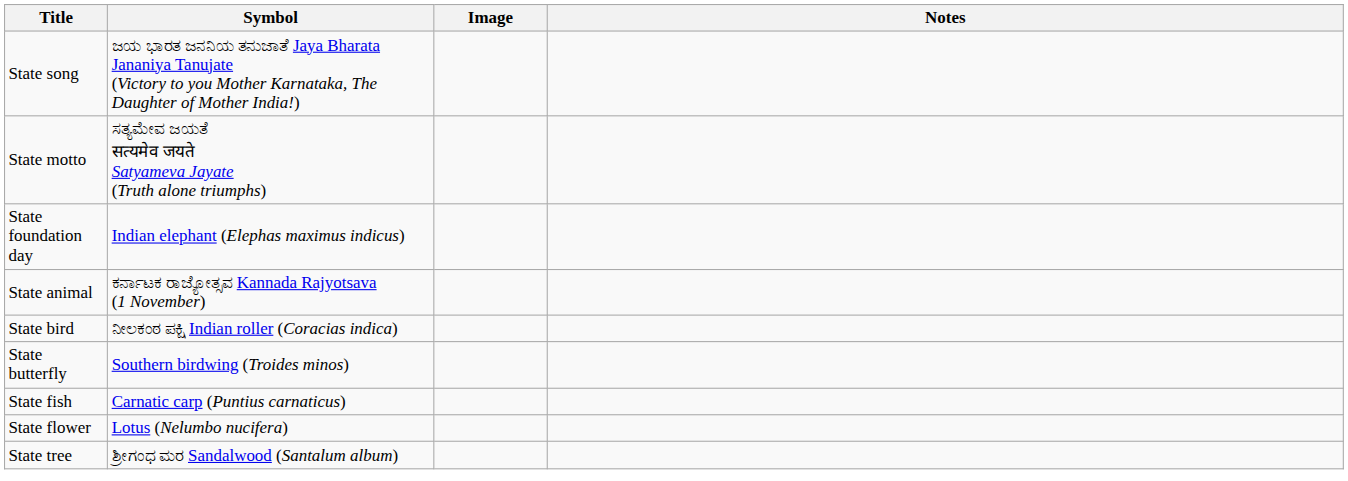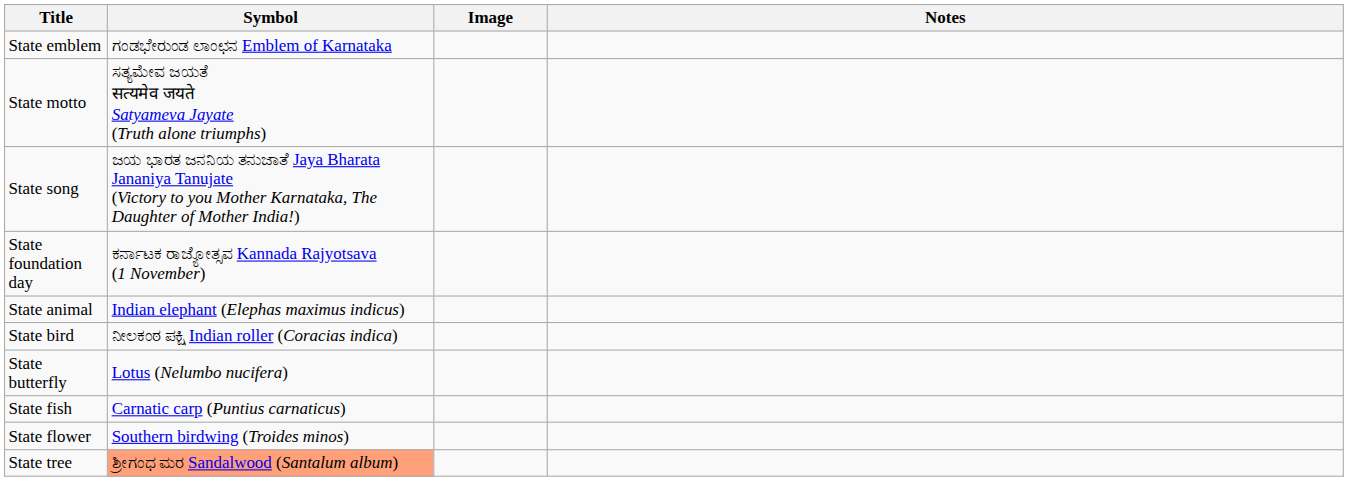+ row: (55, 44)
rows swapped: (47, 159) <-> (44, 73)
(258, 236) Indian elephant (Elephas maximus indicus) -> (244, 263) ಕರ್ನಾಟಕ ರಾಜ್ಯೋತ್ಸವ Kannada Rajyotsava (1 November)
(244, 291) ಕರ್ನಾಟಕ ರಾಜ್ಯೋತ್ಸವ Kannada Rajyotsava (1 November) -> (258, 309) Indian elephant (Elephas maximus indicus)
(230, 364) Southern birdwing (Troides minos) -> (200, 372) Lotus (Nelumbo nucifera)
(200, 428) Lotus (Nelumbo nucifera) -> (230, 435) Southern birdwing (Troides minos)
(255, 455) no background -> (255, 462) lightsalmon background
